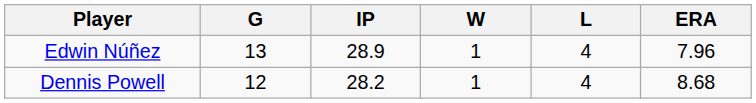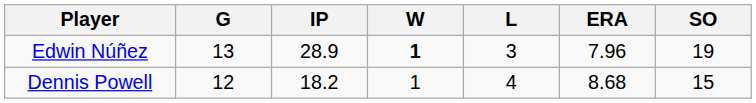+ column: (703, 20)
(476, 51) normal -> (415, 51) bold
(586, 51) 4 -> (511, 51) 3
(366, 82) 28.2 -> (319, 82) 18.2
